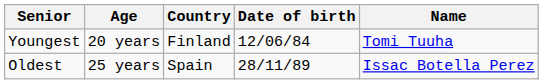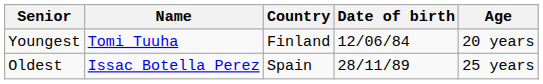columns swapped: (449, 17) <-> (124, 17)
